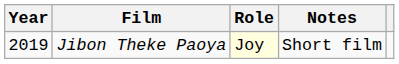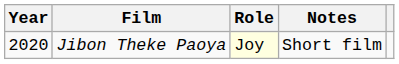(29, 45) 2019 -> (29, 45) 2020
